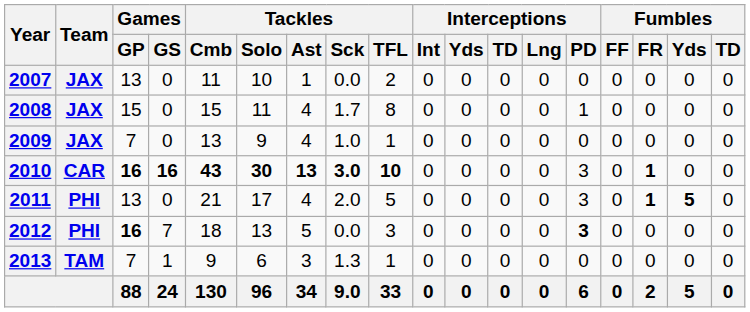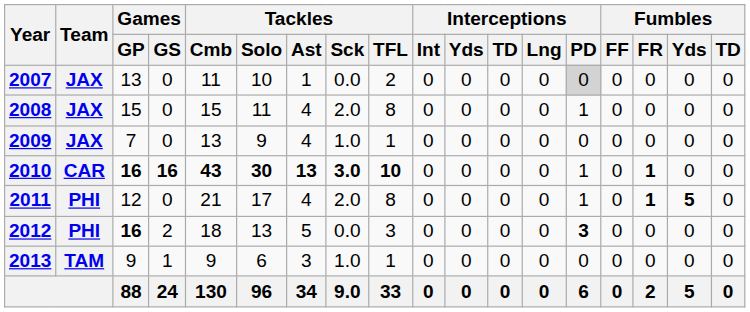(584, 79) no background -> (584, 79) lightgrey background
(347, 110) 1.7 -> (347, 110) 2.0
(584, 170) 3 -> (584, 170) 1
(131, 200) 13 -> (131, 200) 12
(390, 200) 5 -> (390, 200) 8
(584, 200) 3 -> (584, 200) 1
(167, 230) 7 -> (167, 230) 2
(131, 261) 7 -> (131, 261) 9
(347, 261) 1.3 -> (347, 261) 1.0
